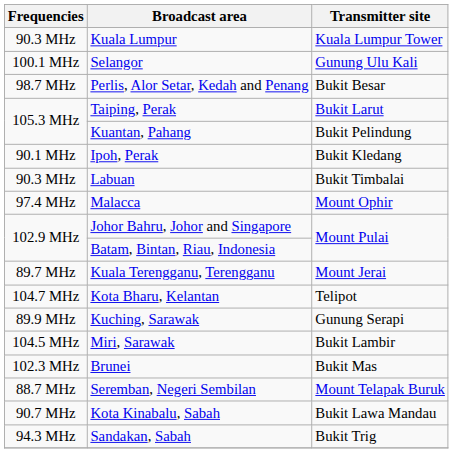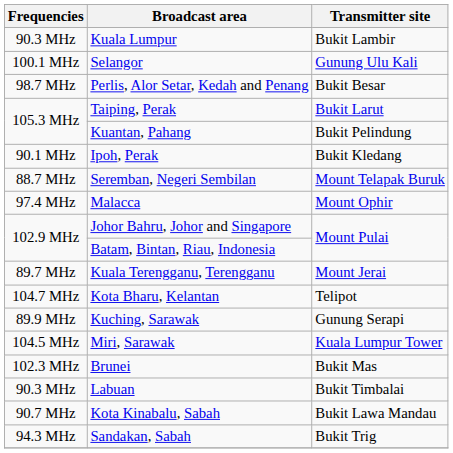(379, 39) Kuala Lumpur Tower -> (355, 39) Bukit Lambir
rows swapped: (173, 389) <-> (112, 179)
(355, 343) Bukit Lambir -> (379, 343) Kuala Lumpur Tower
